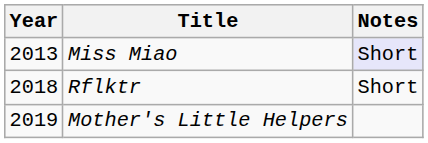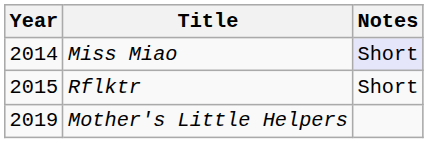(34, 54) 2013 -> (34, 54) 2014
(34, 87) 2018 -> (34, 87) 2015
